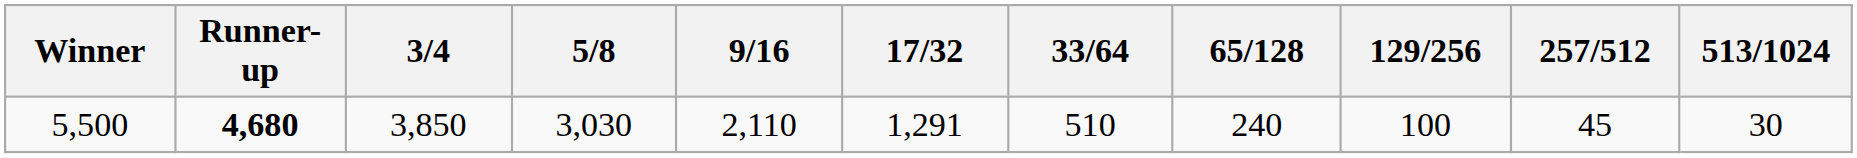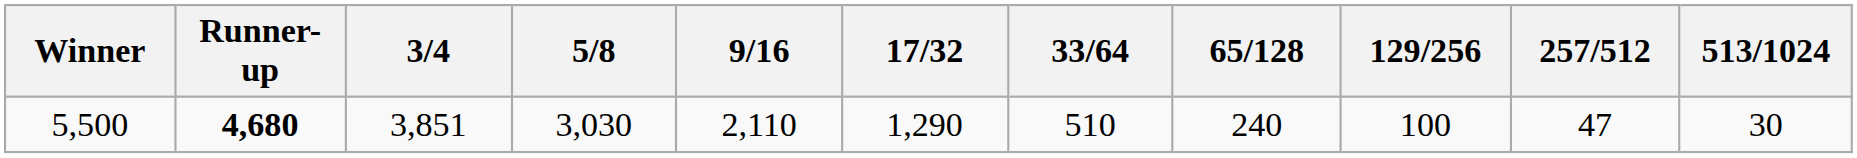(428, 123) 3,850 -> (428, 123) 3,851
(925, 123) 1,291 -> (925, 123) 1,290
(1595, 123) 45 -> (1595, 123) 47
